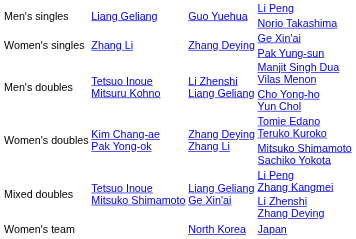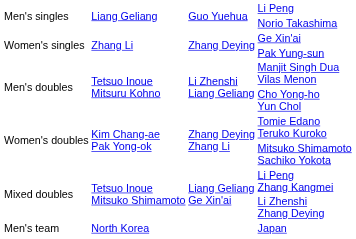+ row: (32, 228)
- row: (39, 230)
